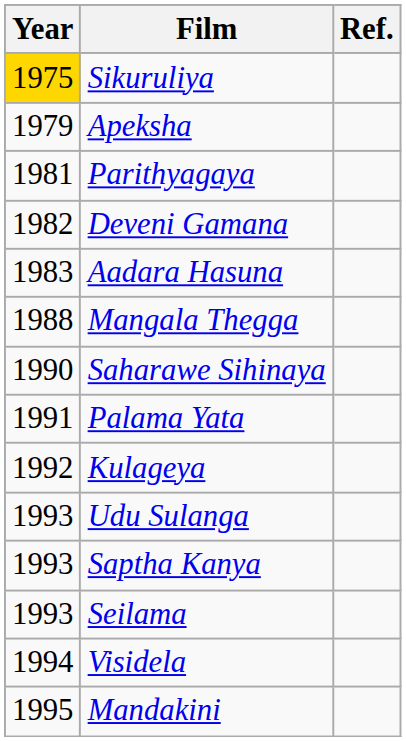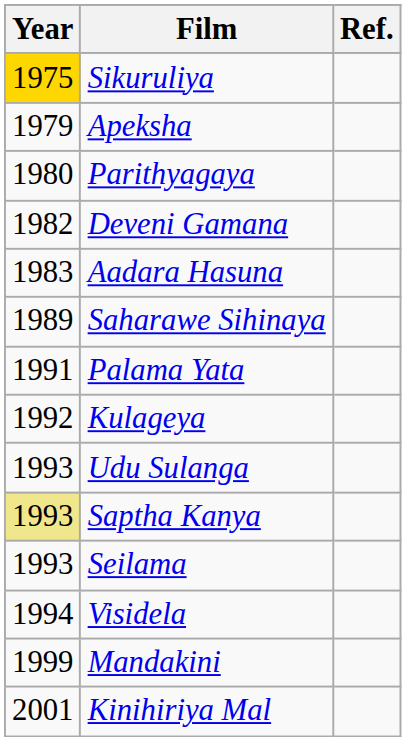(43, 175) 1981 -> (43, 175) 1980
- row: (193, 321)
(43, 369) 1990 -> (43, 321) 1989
(43, 564) no background -> (43, 516) khaki background
(43, 710) 1995 -> (43, 662) 1999
+ row: (179, 710)
